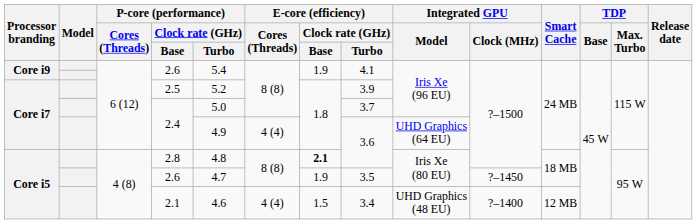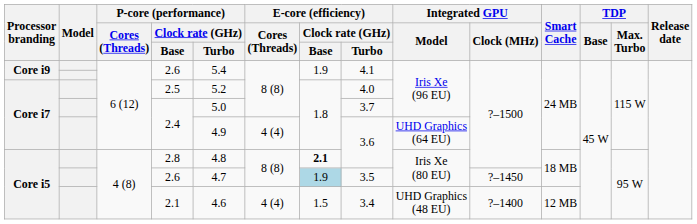(367, 88) 3.9 -> (367, 88) 4.0
(321, 177) no background -> (321, 177) lightblue background
